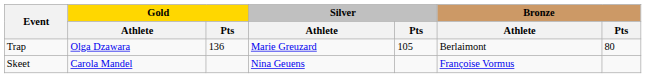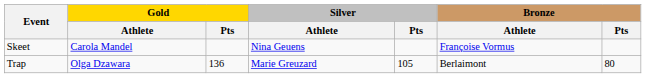rows swapped: (18, 64) <-> (16, 47)
